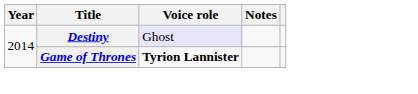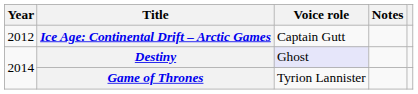+ row: (155, 36)
(191, 57) bold -> (321, 78) normal
